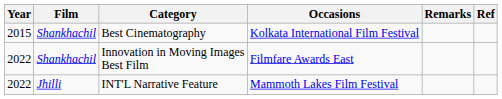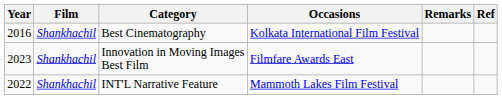(19, 33) 2015 -> (19, 33) 2016
(19, 58) 2022 -> (19, 58) 2023
(49, 84) Jhilli -> (66, 84) Shankhachil
